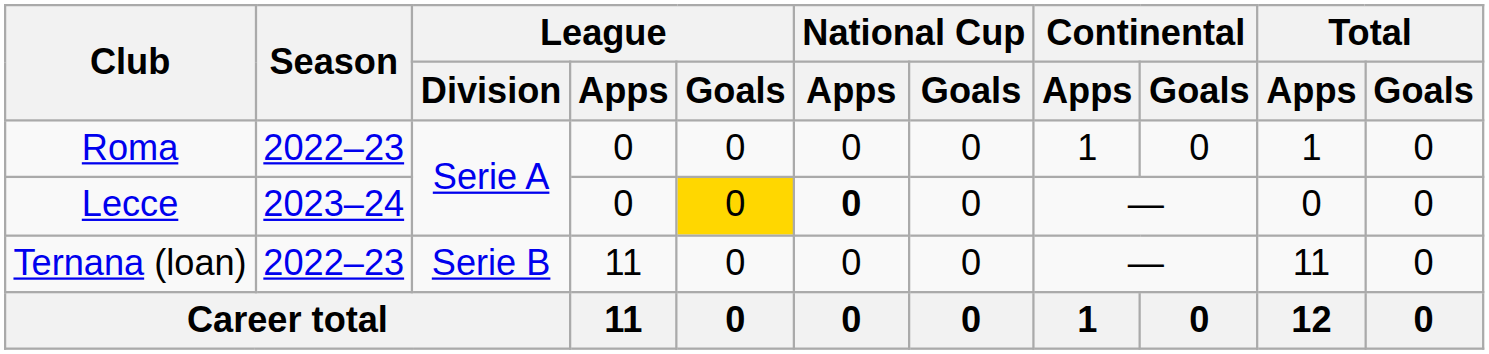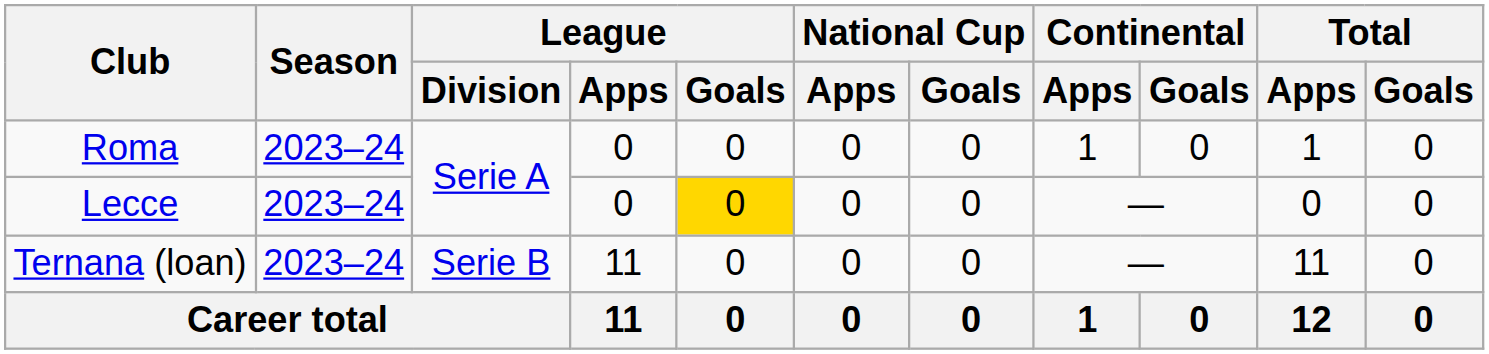(334, 147) 2022–23 -> (334, 147) 2023–24
(851, 205) bold -> (851, 205) normal
(334, 262) 2022–23 -> (334, 262) 2023–24
